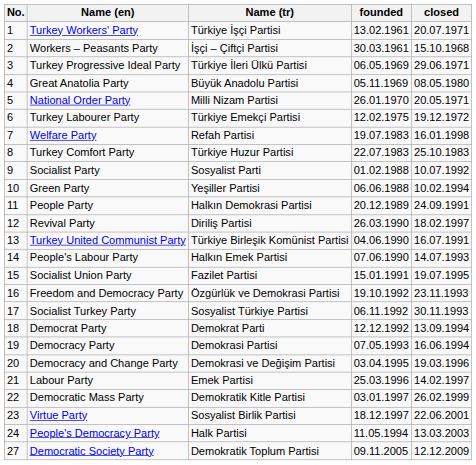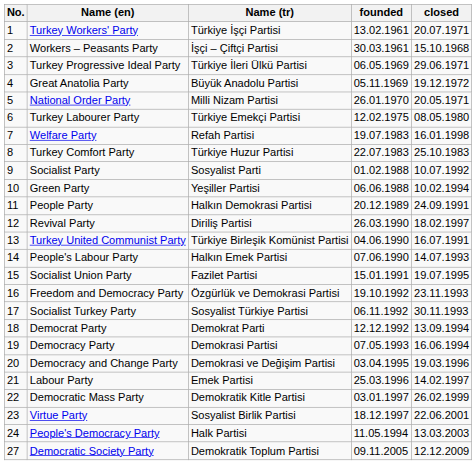(442, 83) 08.05.1980 -> (442, 83) 19.12.1972
(442, 118) 19.12.1972 -> (442, 118) 08.05.1980
